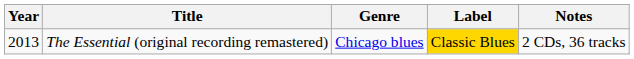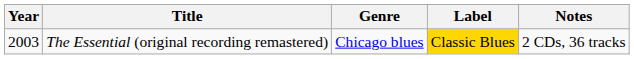(24, 41) 2013 -> (24, 41) 2003
